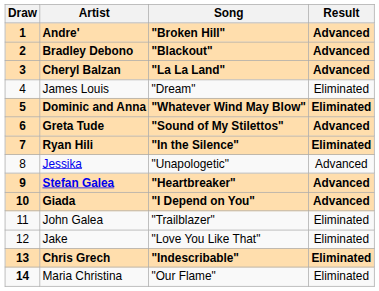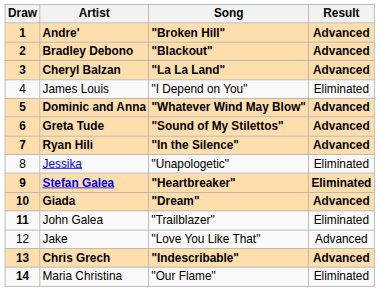(173, 88) "Dream" -> (199, 88) "I Depend on You"
(341, 107) Eliminated -> (341, 107) Advanced
(341, 145) Eliminated -> (341, 145) Advanced
(341, 164) Advanced -> (341, 164) Eliminated
(341, 182) Advanced -> (341, 182) Eliminated
(203, 201) "I Depend on You" -> (175, 201) "Dream"
(23, 220) normal -> (23, 220) bold
(341, 239) Eliminated -> (341, 239) Advanced
(341, 257) Eliminated -> (341, 257) Advanced
